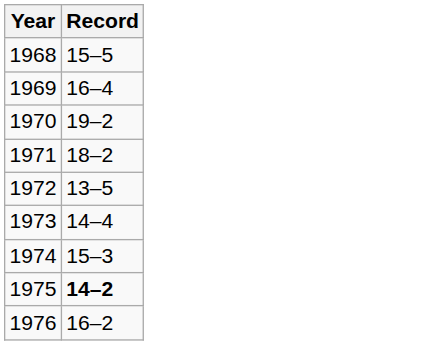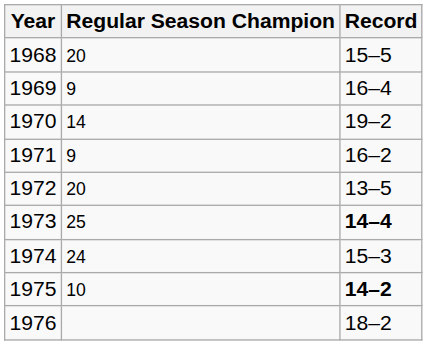+ column: (201, 21)
(90, 155) 18–2 -> (368, 155) 16–2
(90, 222) normal -> (368, 222) bold
(90, 322) 16–2 -> (368, 322) 18–2
